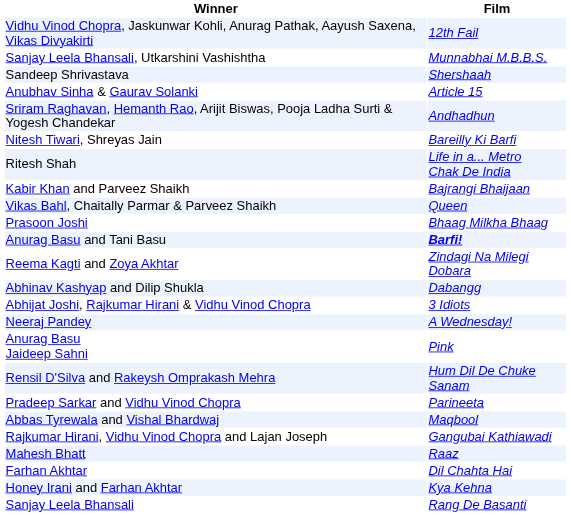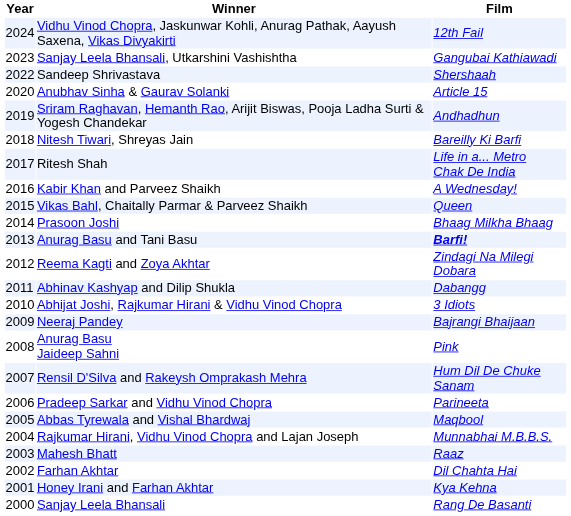+ column: (20, 9)
(488, 57) Munnabhai M.B.B.S. -> (495, 57) Gangubai Kathiawadi
(479, 188) Bajrangi Bhaijaan -> (475, 188) A Wednesday!
(470, 322) A Wednesday! -> (484, 322) Bajrangi Bhaijaan
(490, 436) Gangubai Kathiawadi -> (493, 436) Munnabhai M.B.B.S.
